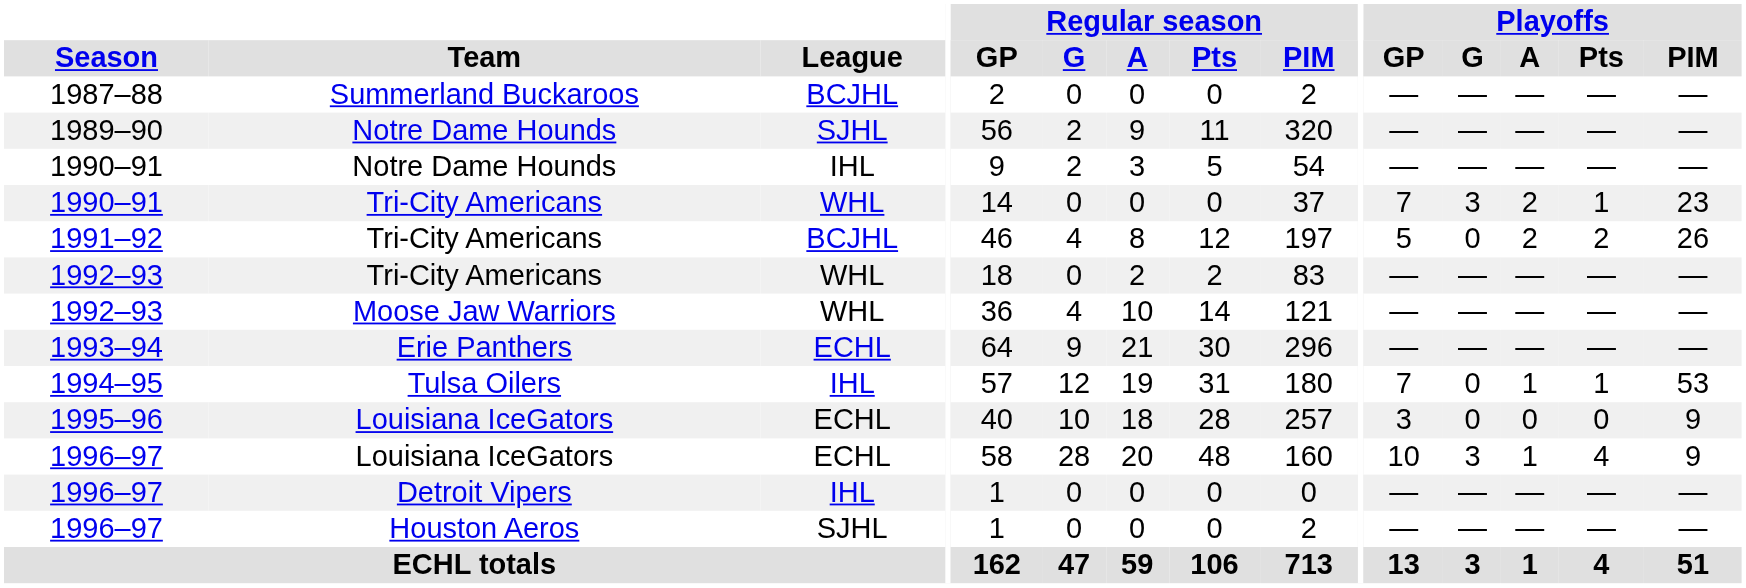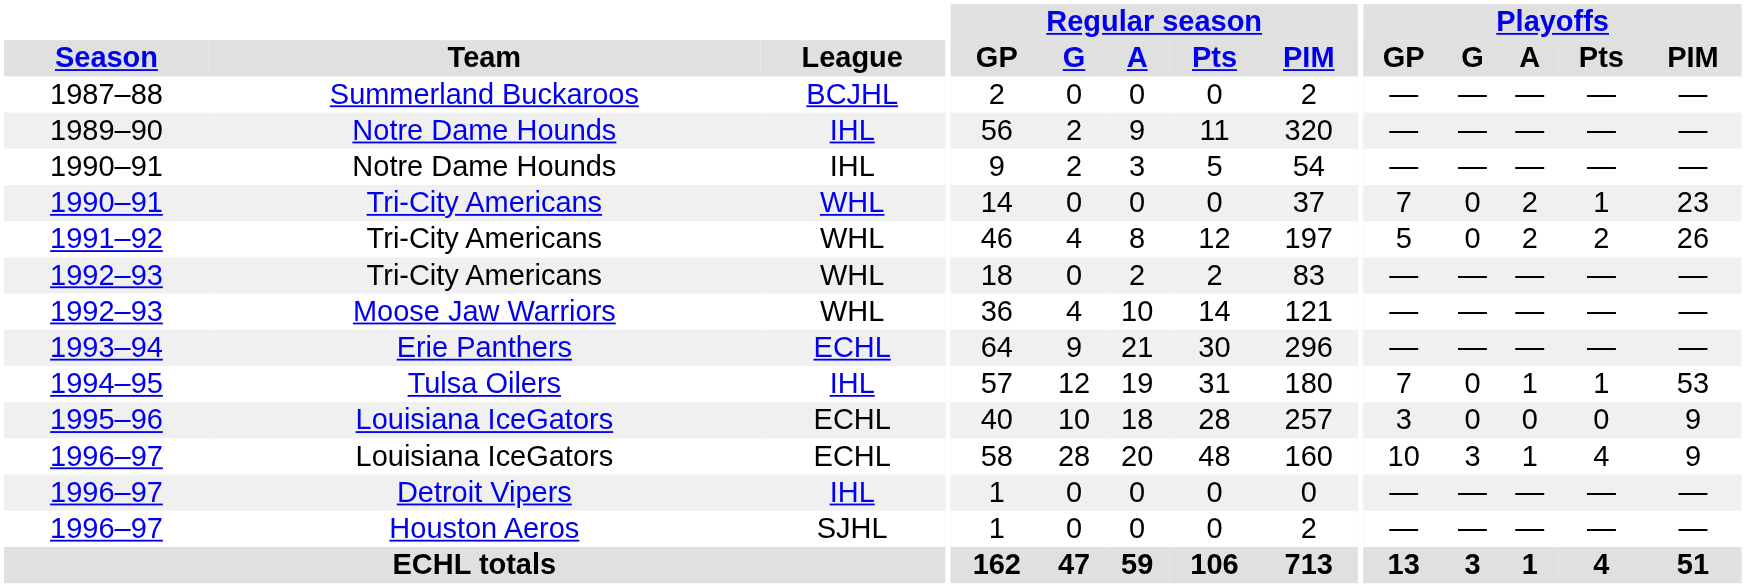(852, 130) SJHL -> (852, 130) IHL
(1472, 202) 3 -> (1472, 202) 0
(852, 238) BCJHL -> (852, 238) WHL
